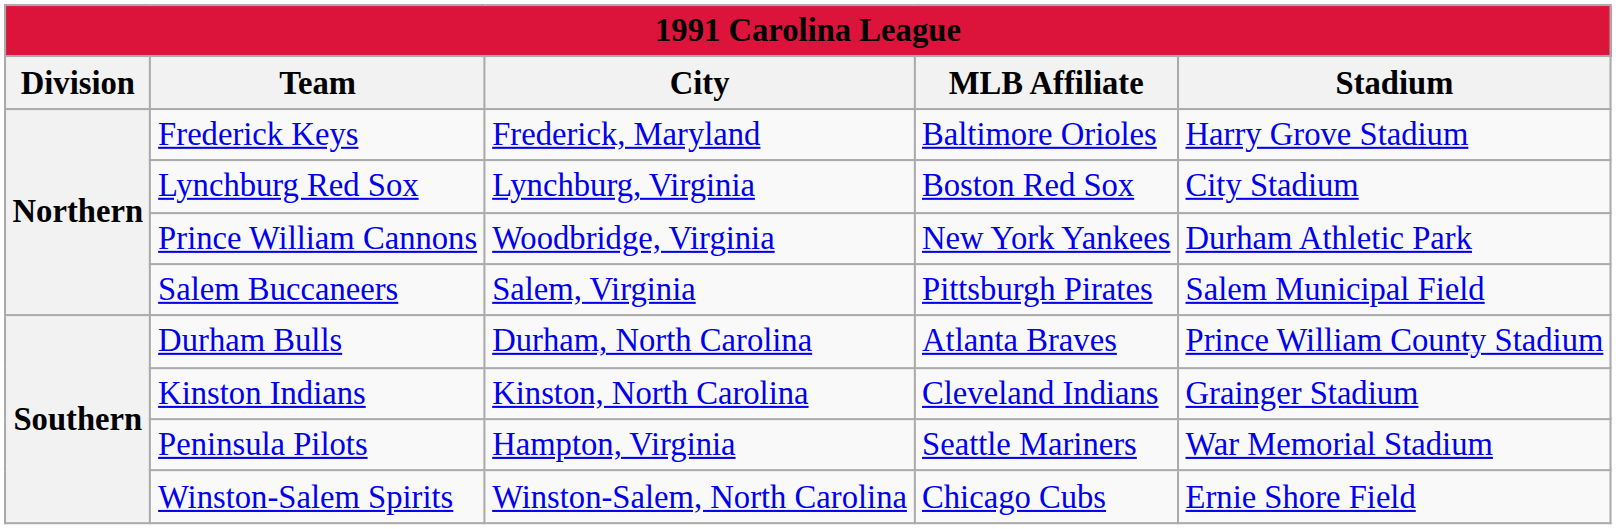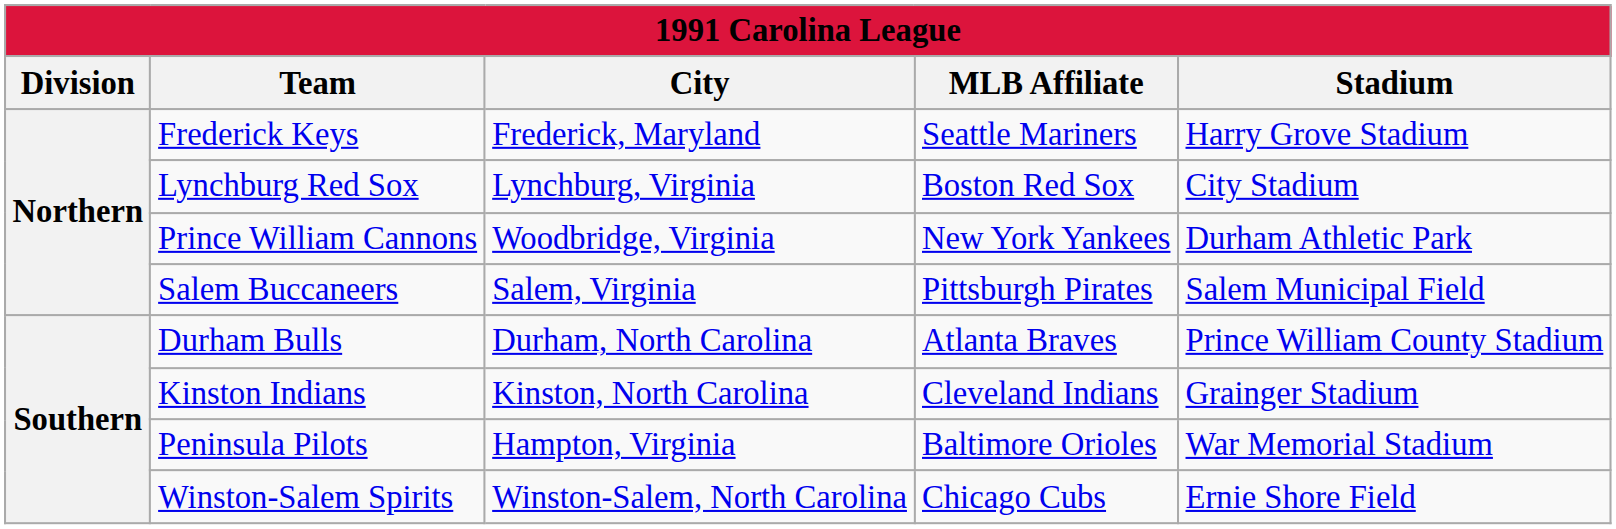(1039, 133) Baltimore Orioles -> (1029, 133) Seattle Mariners
(1029, 444) Seattle Mariners -> (1039, 444) Baltimore Orioles
